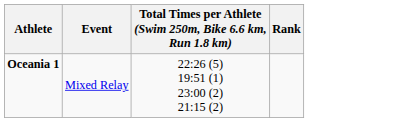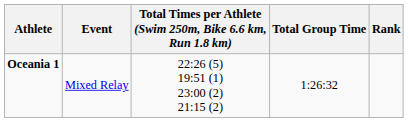+ column: (319, 29)
